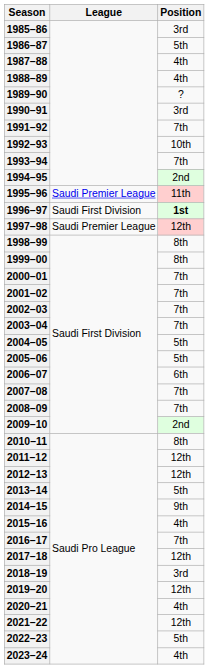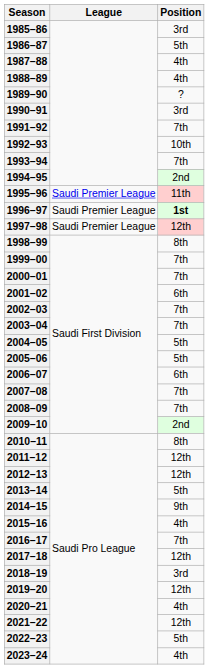(97, 210) Saudi First Division -> (104, 210) Saudi Premier League
(181, 260) 8th -> (181, 260) 7th
(181, 293) 7th -> (181, 293) 6th
